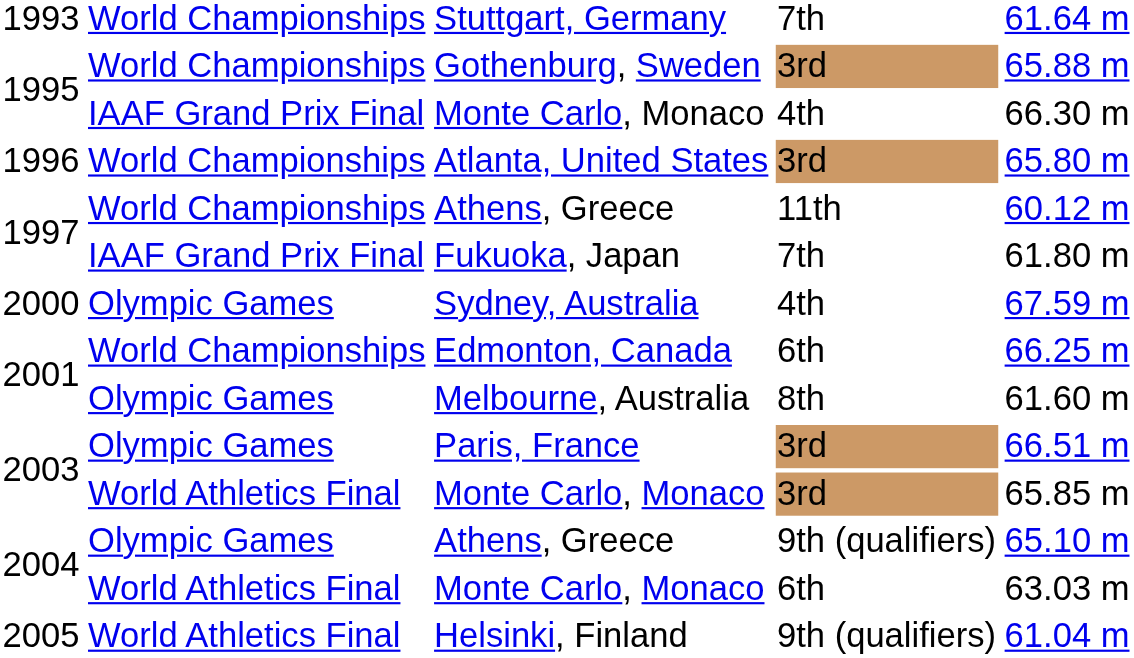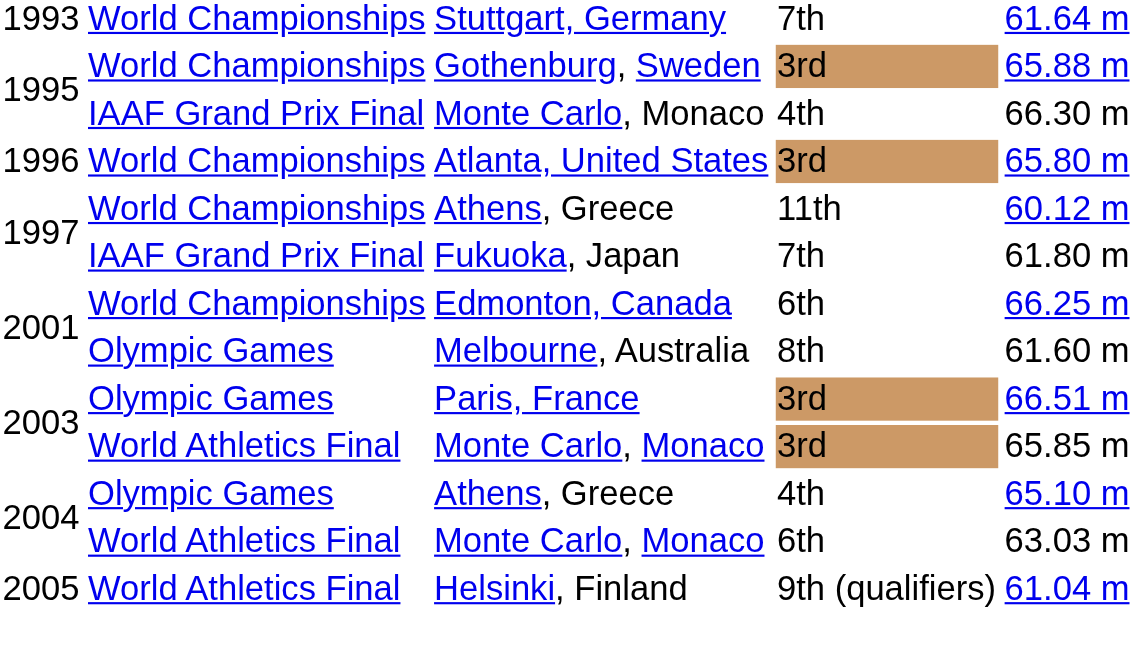- row: (41, 303)
(886, 541) 9th (qualifiers) -> (801, 493) 4th
